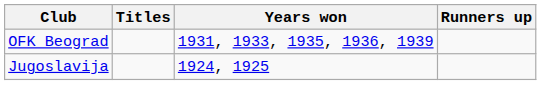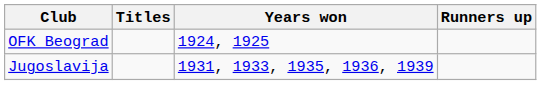(306, 42) 1931, 1933, 1935, 1936, 1939 -> (224, 42) 1924, 1925
(224, 67) 1924, 1925 -> (306, 67) 1931, 1933, 1935, 1936, 1939
